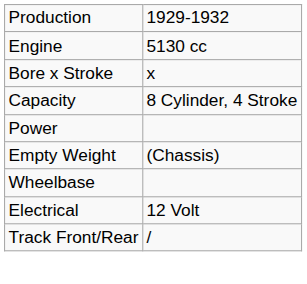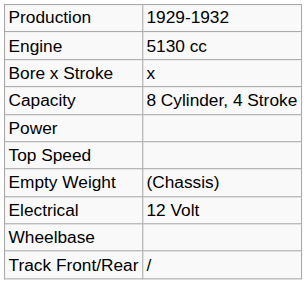+ row: (50, 155)
rows swapped: (44, 210) <-> (52, 182)
